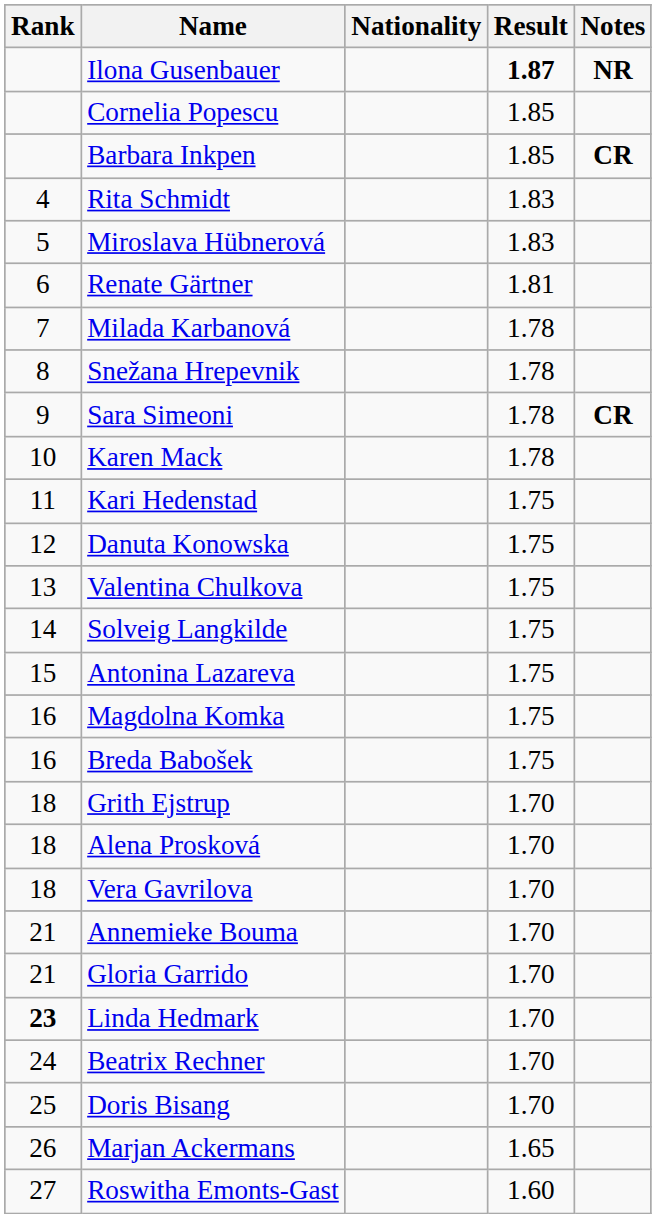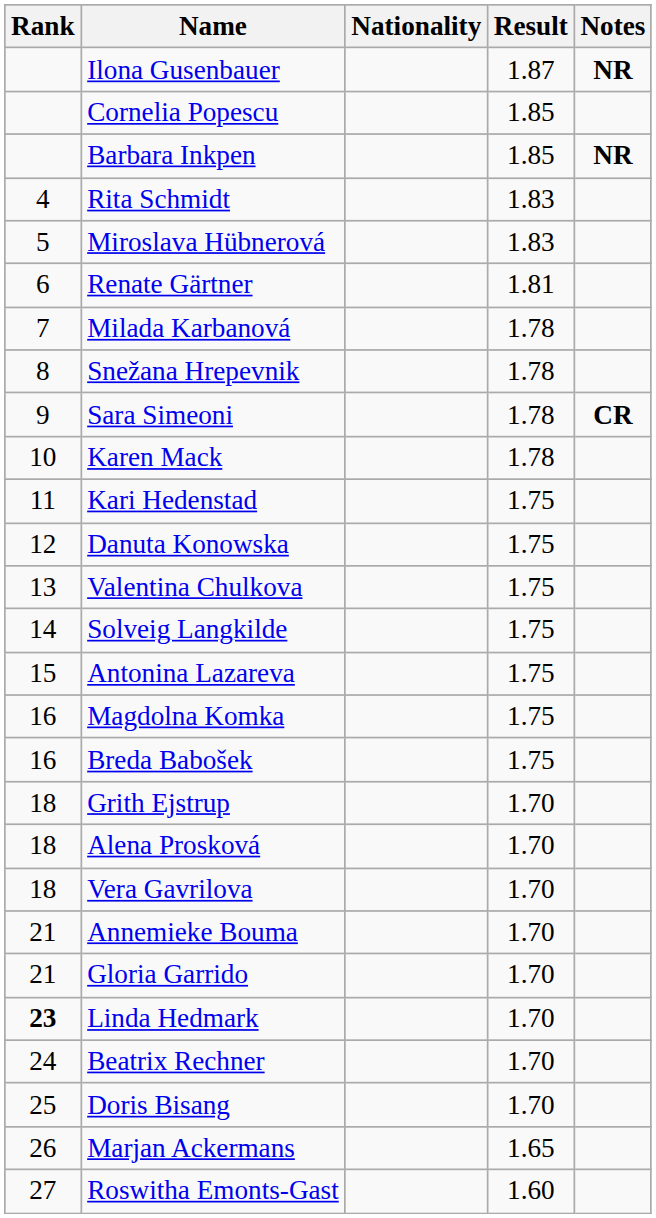(531, 69) bold -> (531, 69) normal
(613, 155) CR -> (613, 155) NR
